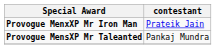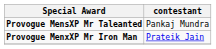rows swapped: (72, 24) <-> (74, 37)
